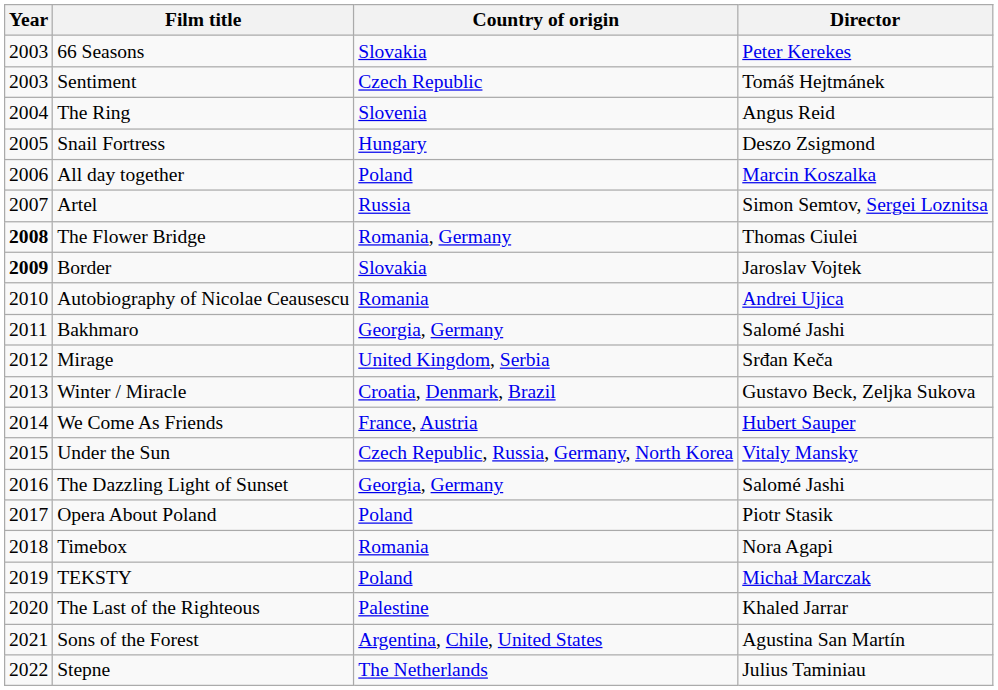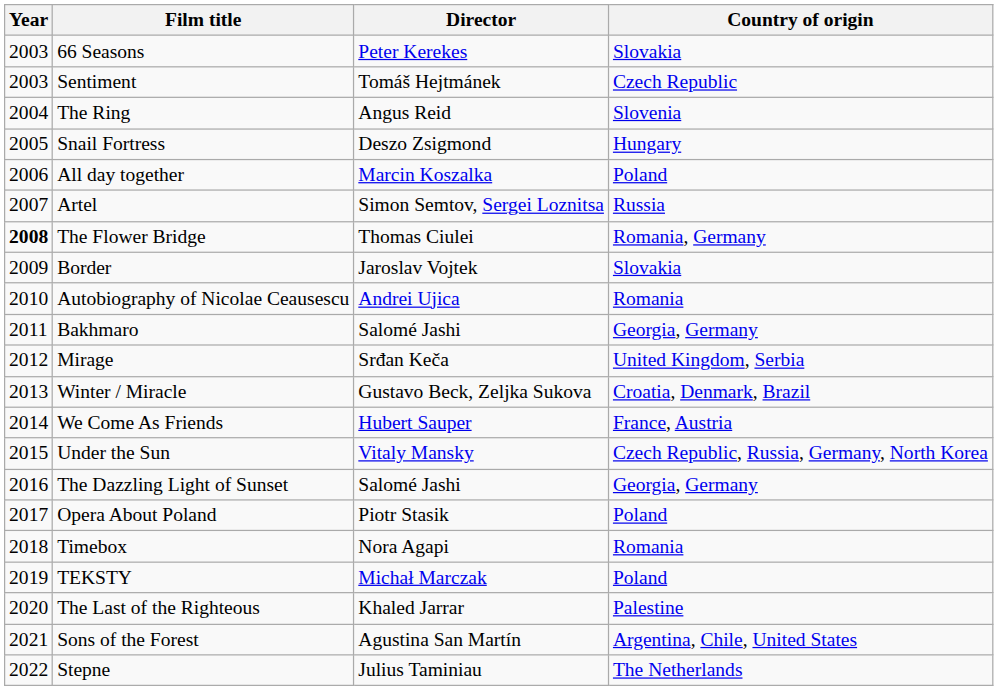columns swapped: (865, 19) <-> (546, 19)
(29, 267) bold -> (29, 267) normal
